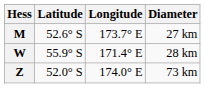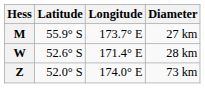(65, 33) 52.6° S -> (65, 33) 55.9° S
(65, 53) 55.9° S -> (65, 53) 52.6° S
